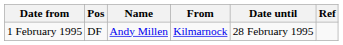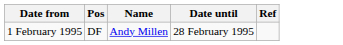- column: (200, 13)
